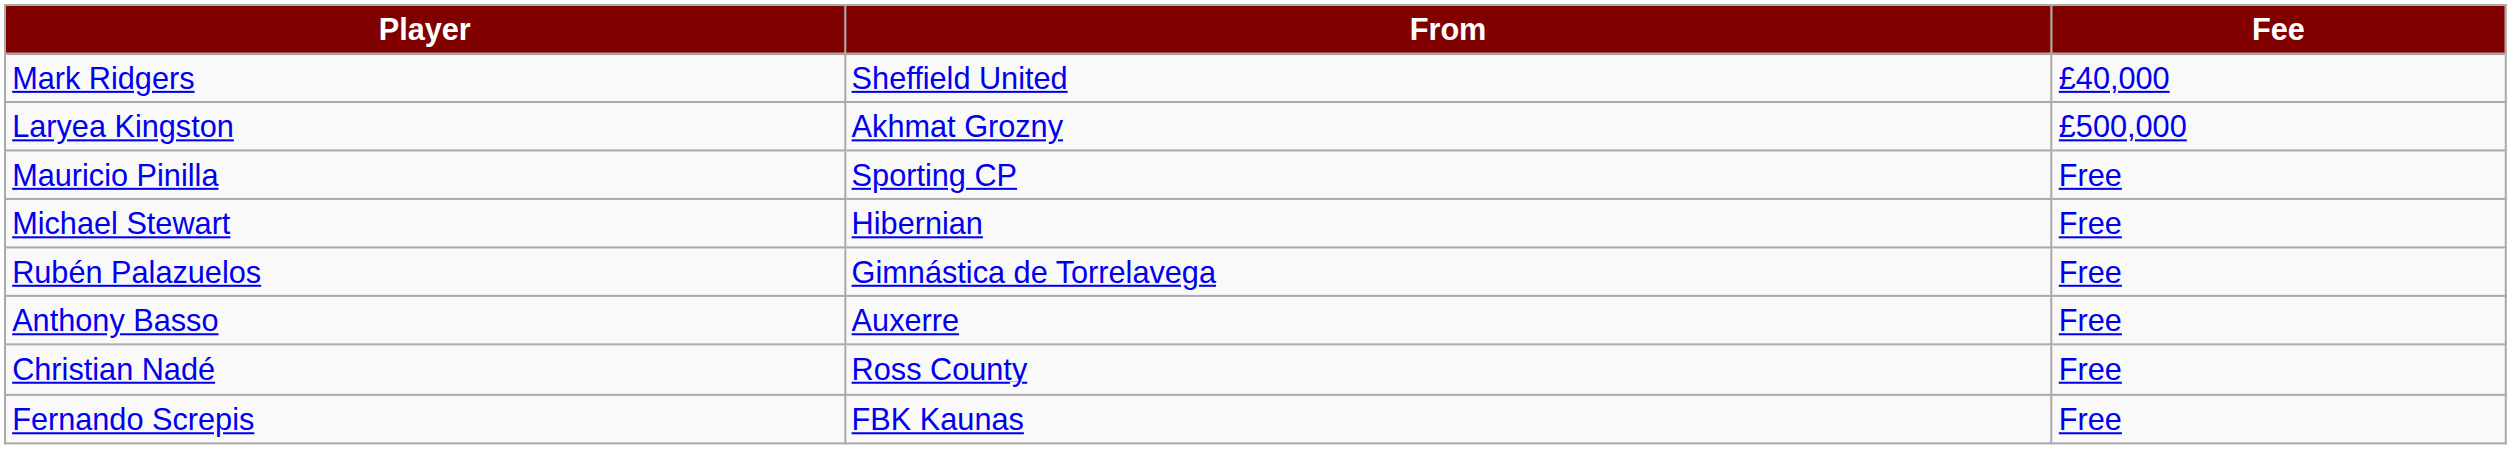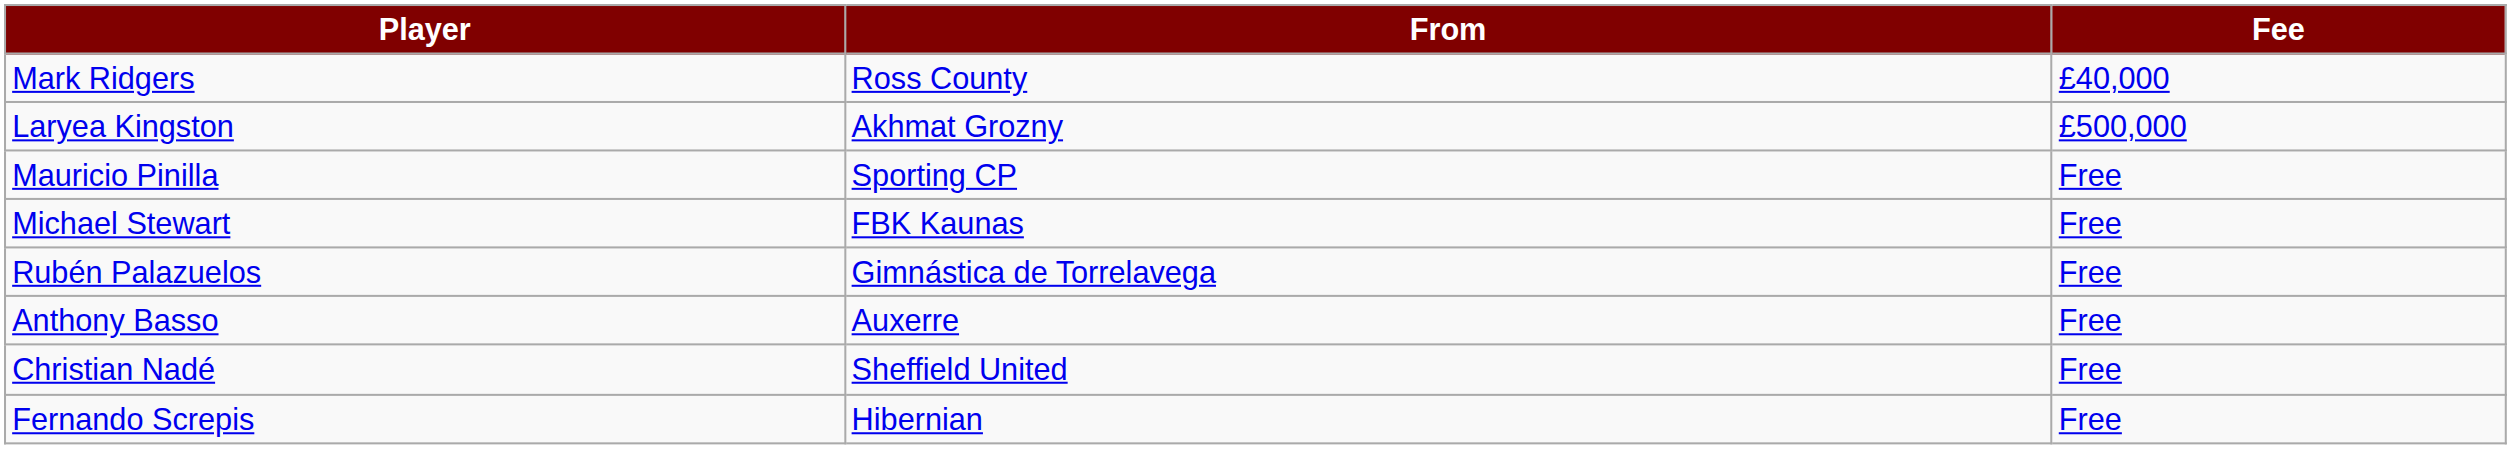(960, 78) Sheffield United -> (939, 78) Ross County
(917, 224) Hibernian -> (938, 224) FBK Kaunas
(939, 370) Ross County -> (960, 370) Sheffield United
(938, 418) FBK Kaunas -> (917, 418) Hibernian
